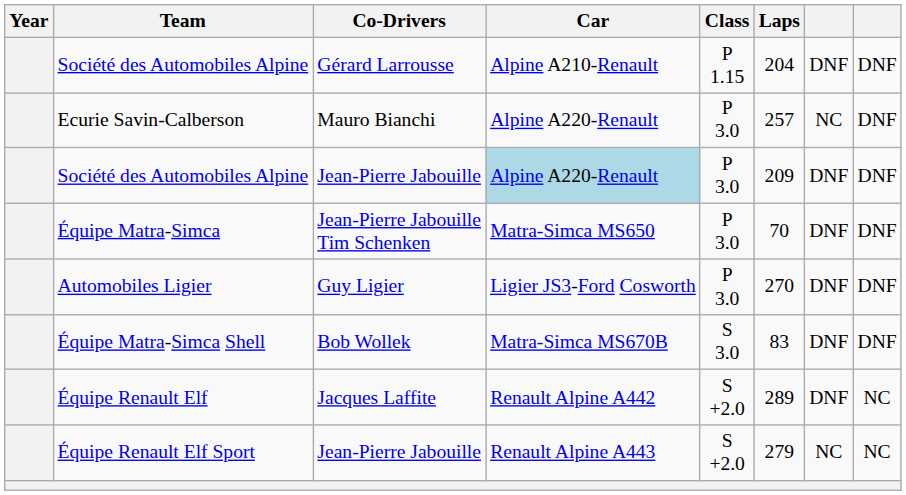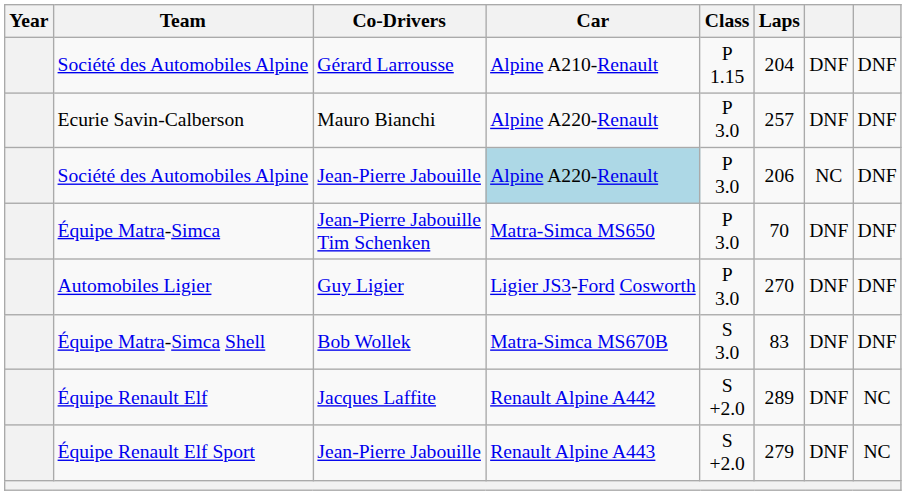(829, 120) NC -> (829, 120) DNF
(779, 175) 209 -> (779, 175) 206
(829, 175) DNF -> (829, 175) NC
(829, 452) NC -> (829, 452) DNF
